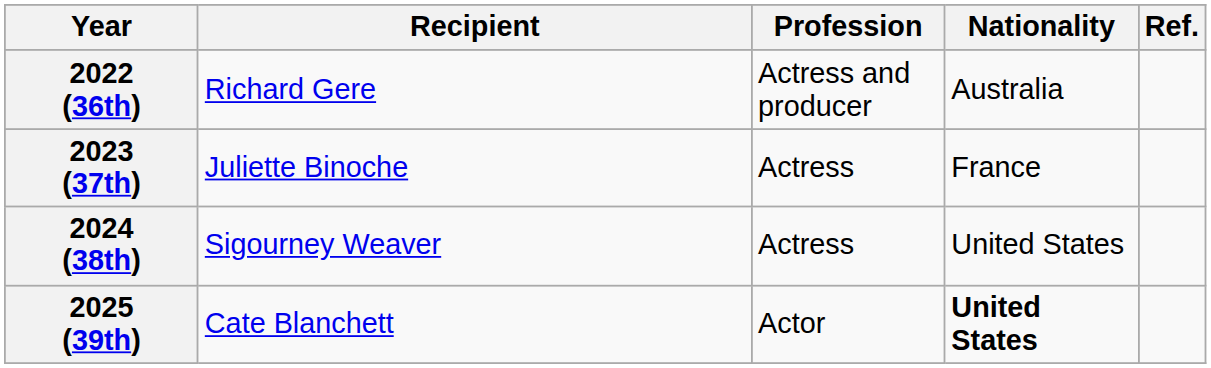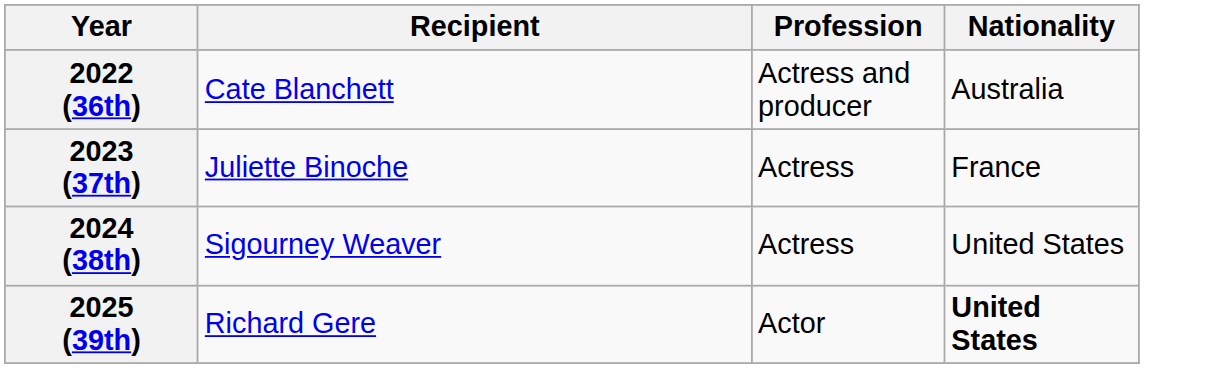- column: (1172, 27)
(290, 89) Richard Gere -> (299, 89) Cate Blanchett
(299, 323) Cate Blanchett -> (290, 323) Richard Gere
